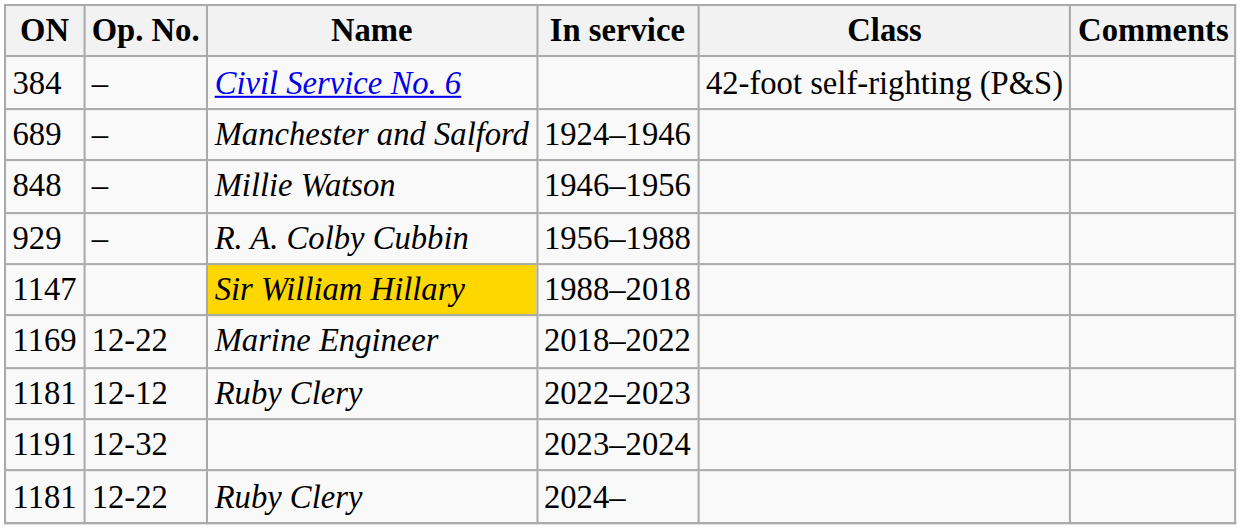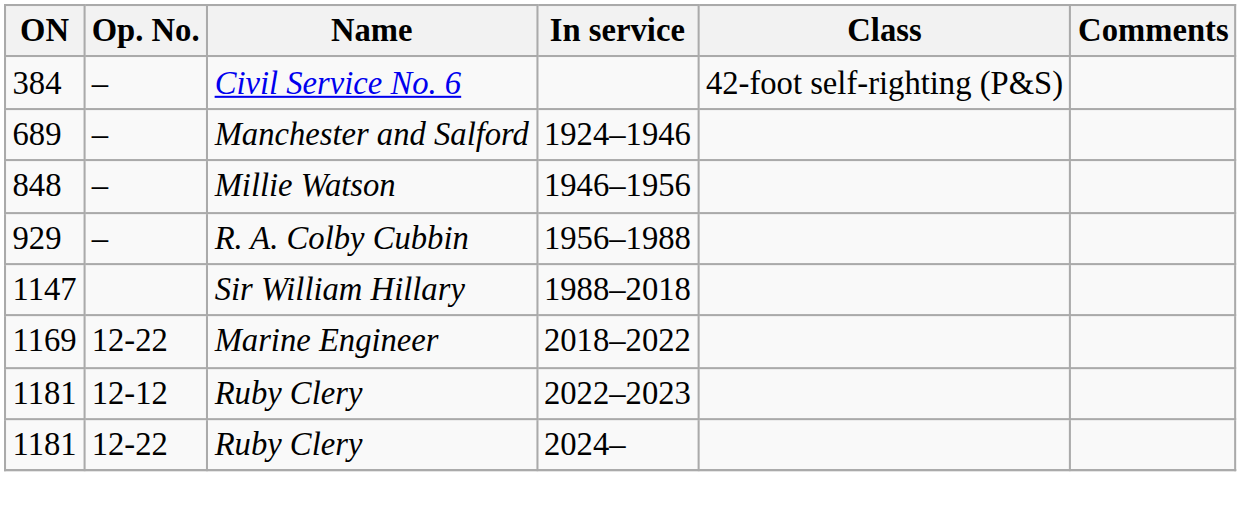(340, 289) gold background -> (340, 289) no background
- row: (45, 444)
